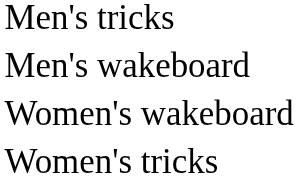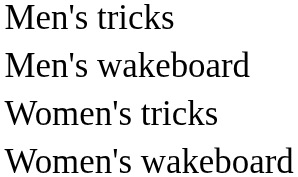rows swapped: (111, 161) <-> (149, 113)
